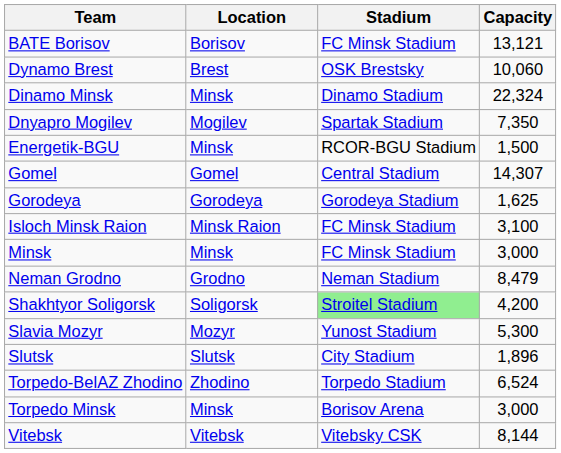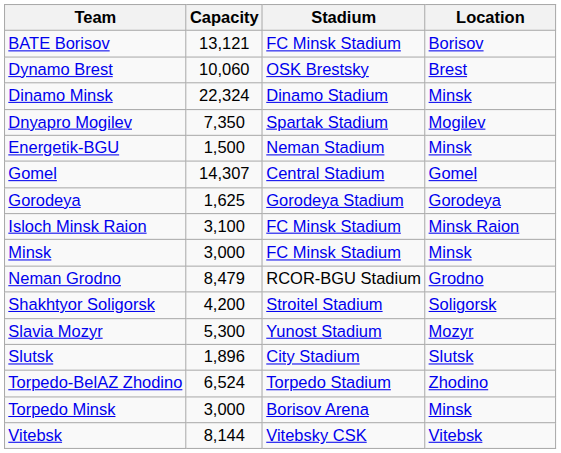columns swapped: (252, 17) <-> (518, 17)
(399, 148) RCOR-BGU Stadium -> (325, 148) Neman Stadium
(380, 278) Neman Stadium -> (344, 278) RCOR-BGU Stadium
(379, 305) lightgreen background -> (324, 305) no background
